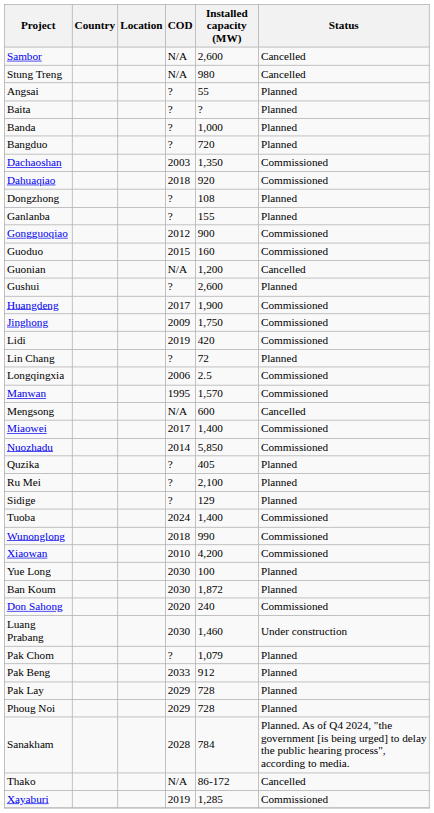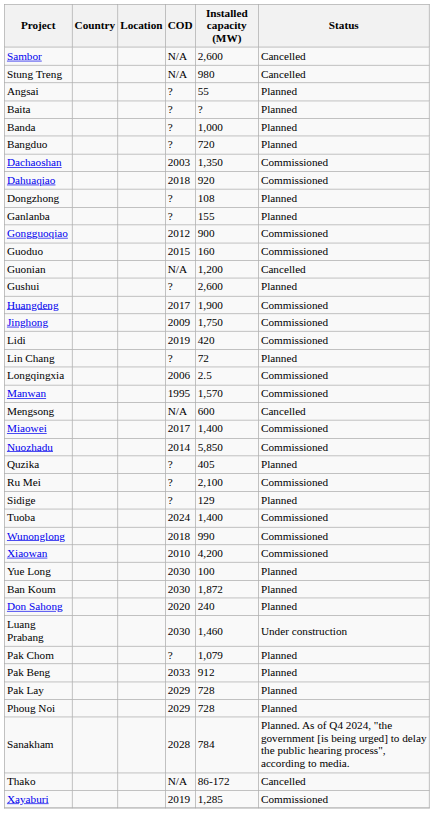(279, 482) Planned -> (295, 482) Commissioned
(295, 606) Commissioned -> (279, 606) Planned
